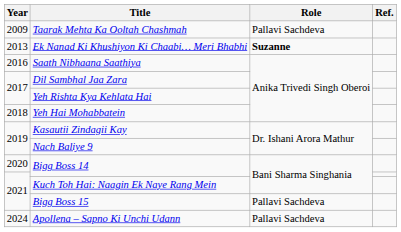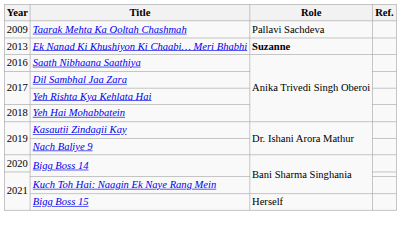(288, 201) Pallavi Sachdeva -> (268, 201) Herself
- row: (17, 218)
